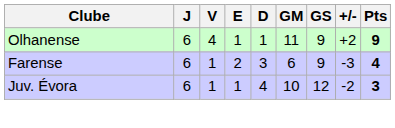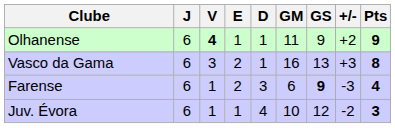(212, 39) normal -> (212, 39) bold
+ row: (61, 63)
(321, 63) normal -> (321, 87) bold
